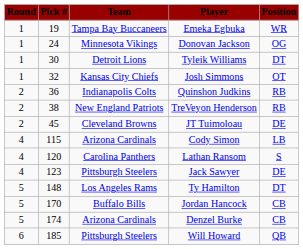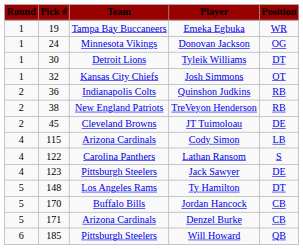(54, 156) 120 -> (54, 156) 122
(54, 220) 174 -> (54, 220) 171
